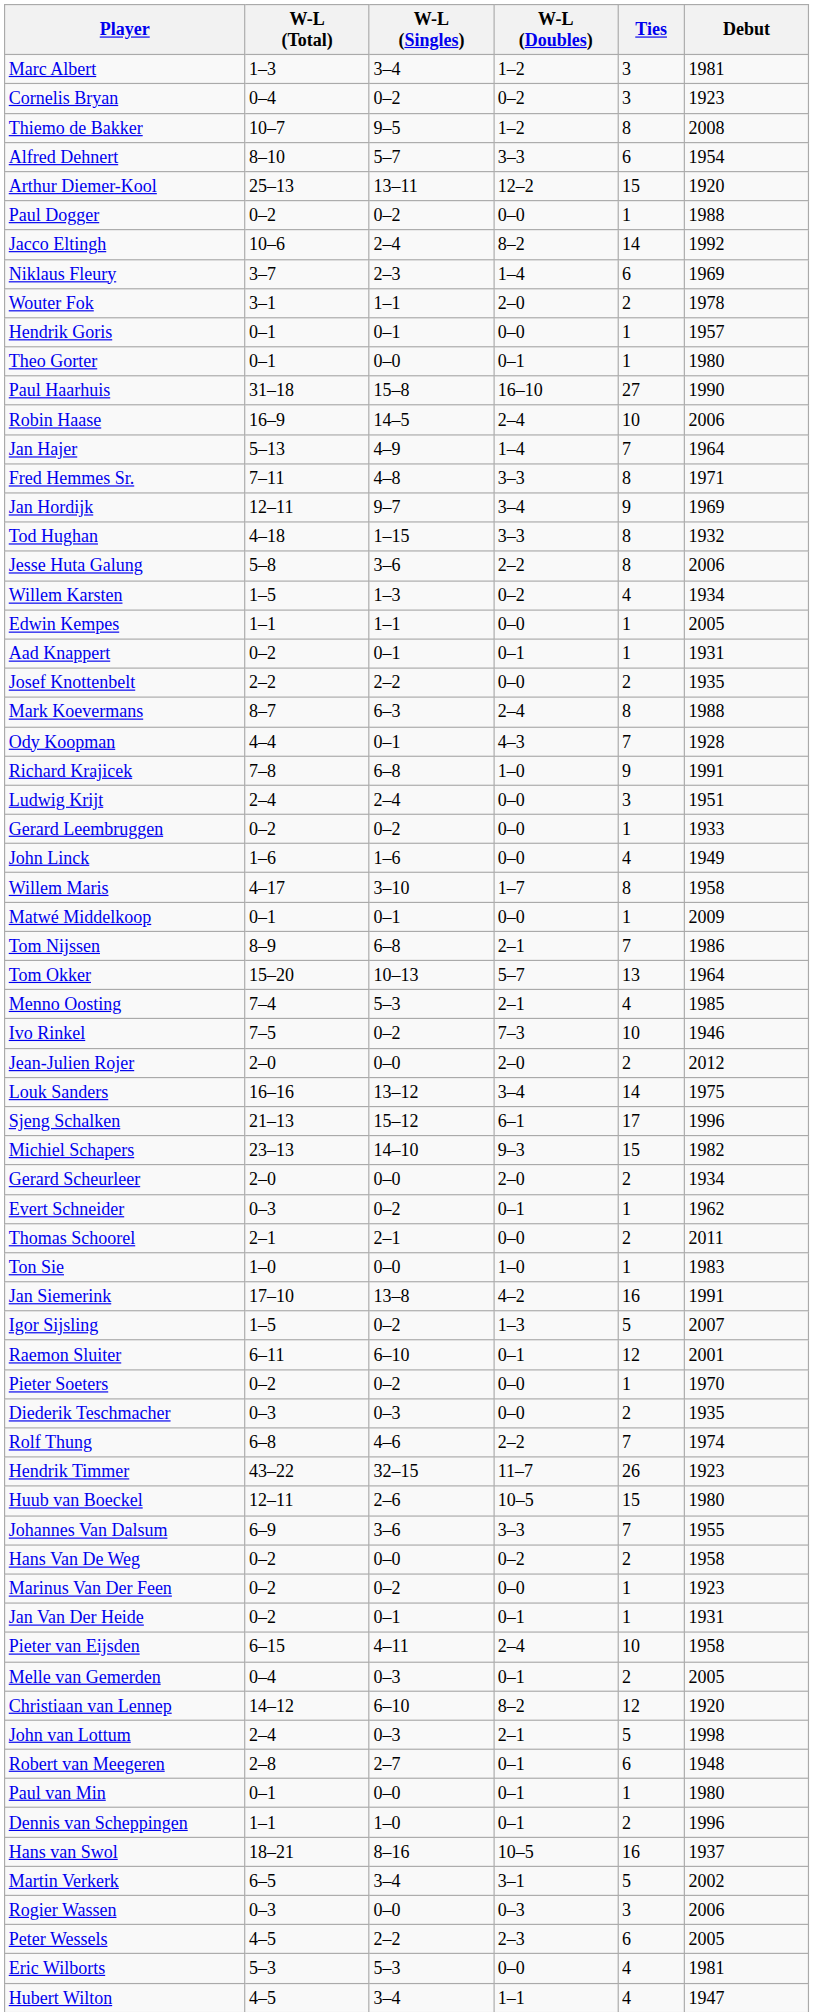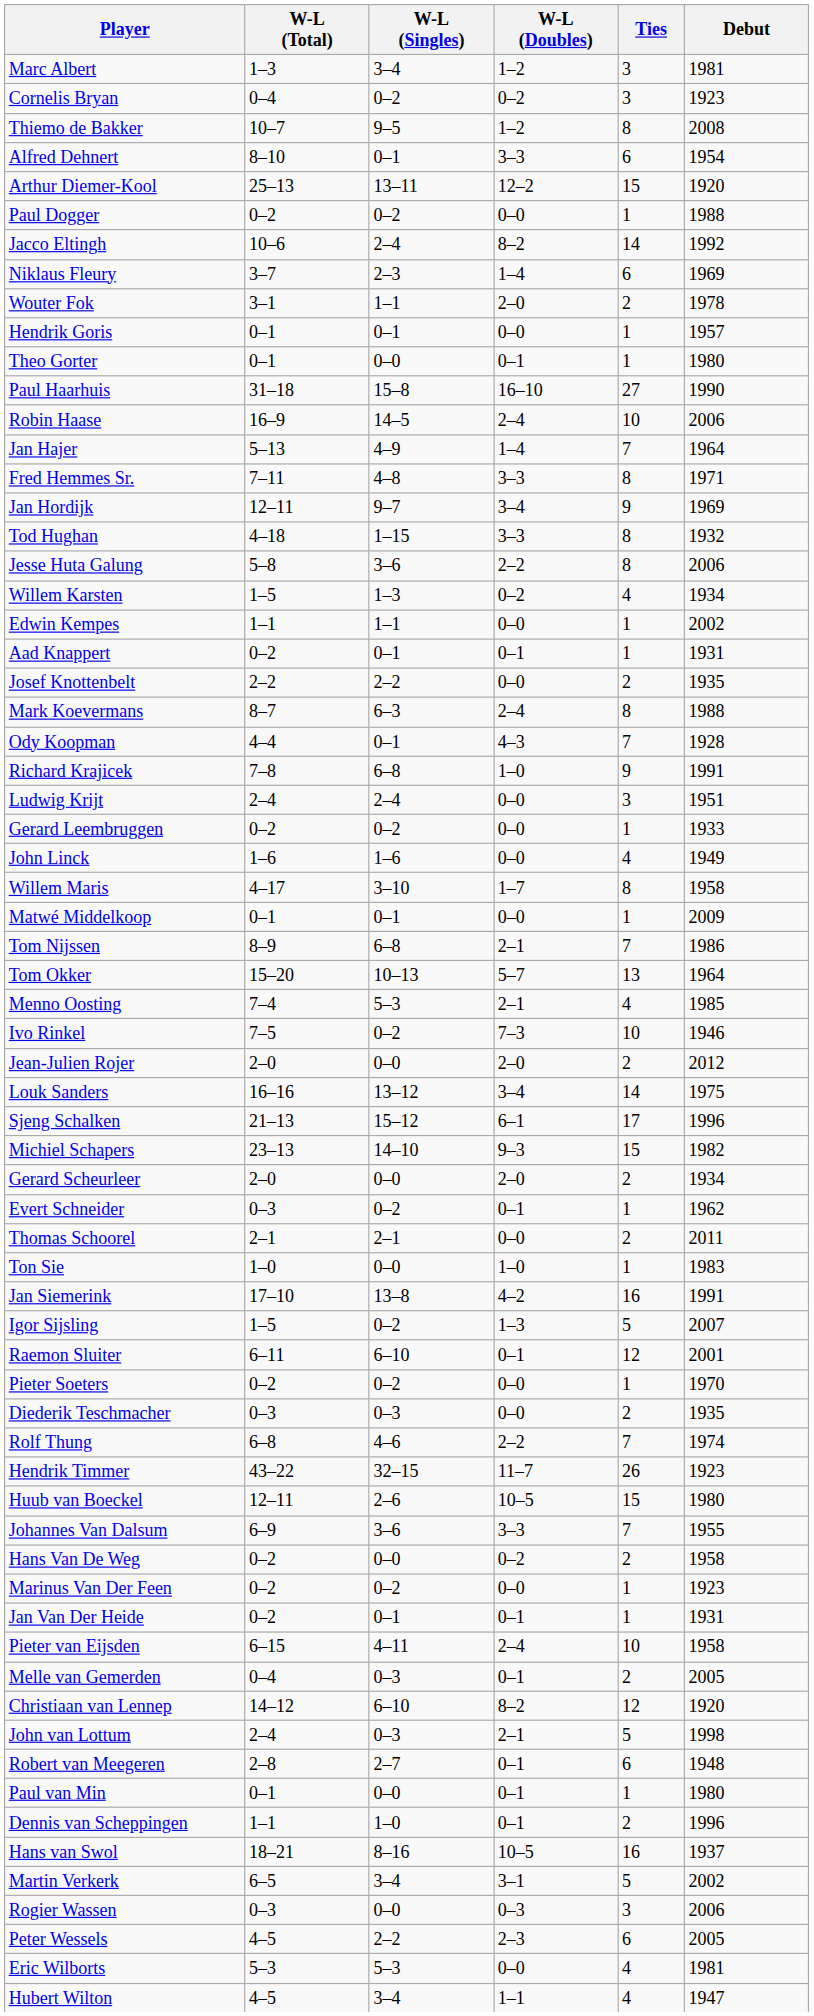(387, 156) 5–7 -> (387, 156) 0–1
(706, 623) 2005 -> (706, 623) 2002
